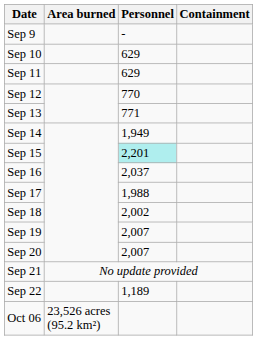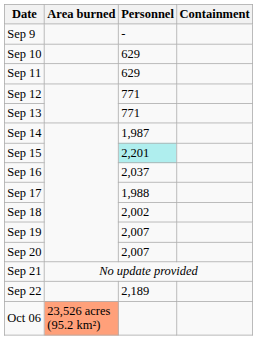(131, 93) 770 -> (131, 93) 771
(135, 133) 1,949 -> (135, 133) 1,987
(135, 291) 1,189 -> (135, 291) 2,189
(79, 318) no background -> (79, 318) lightsalmon background
